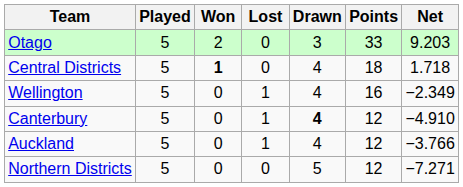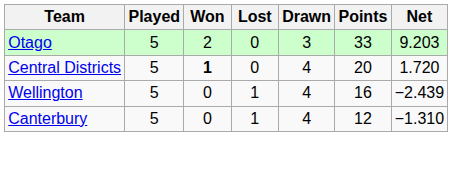(374, 67) 18 -> (363, 67) 20
(430, 67) 1.718 -> (419, 67) 1.720
(430, 93) −2.349 -> (419, 93) −2.439
(317, 118) bold -> (307, 118) normal
(430, 118) −4.910 -> (419, 118) −1.310
- row: (41, 144)
- row: (70, 169)
